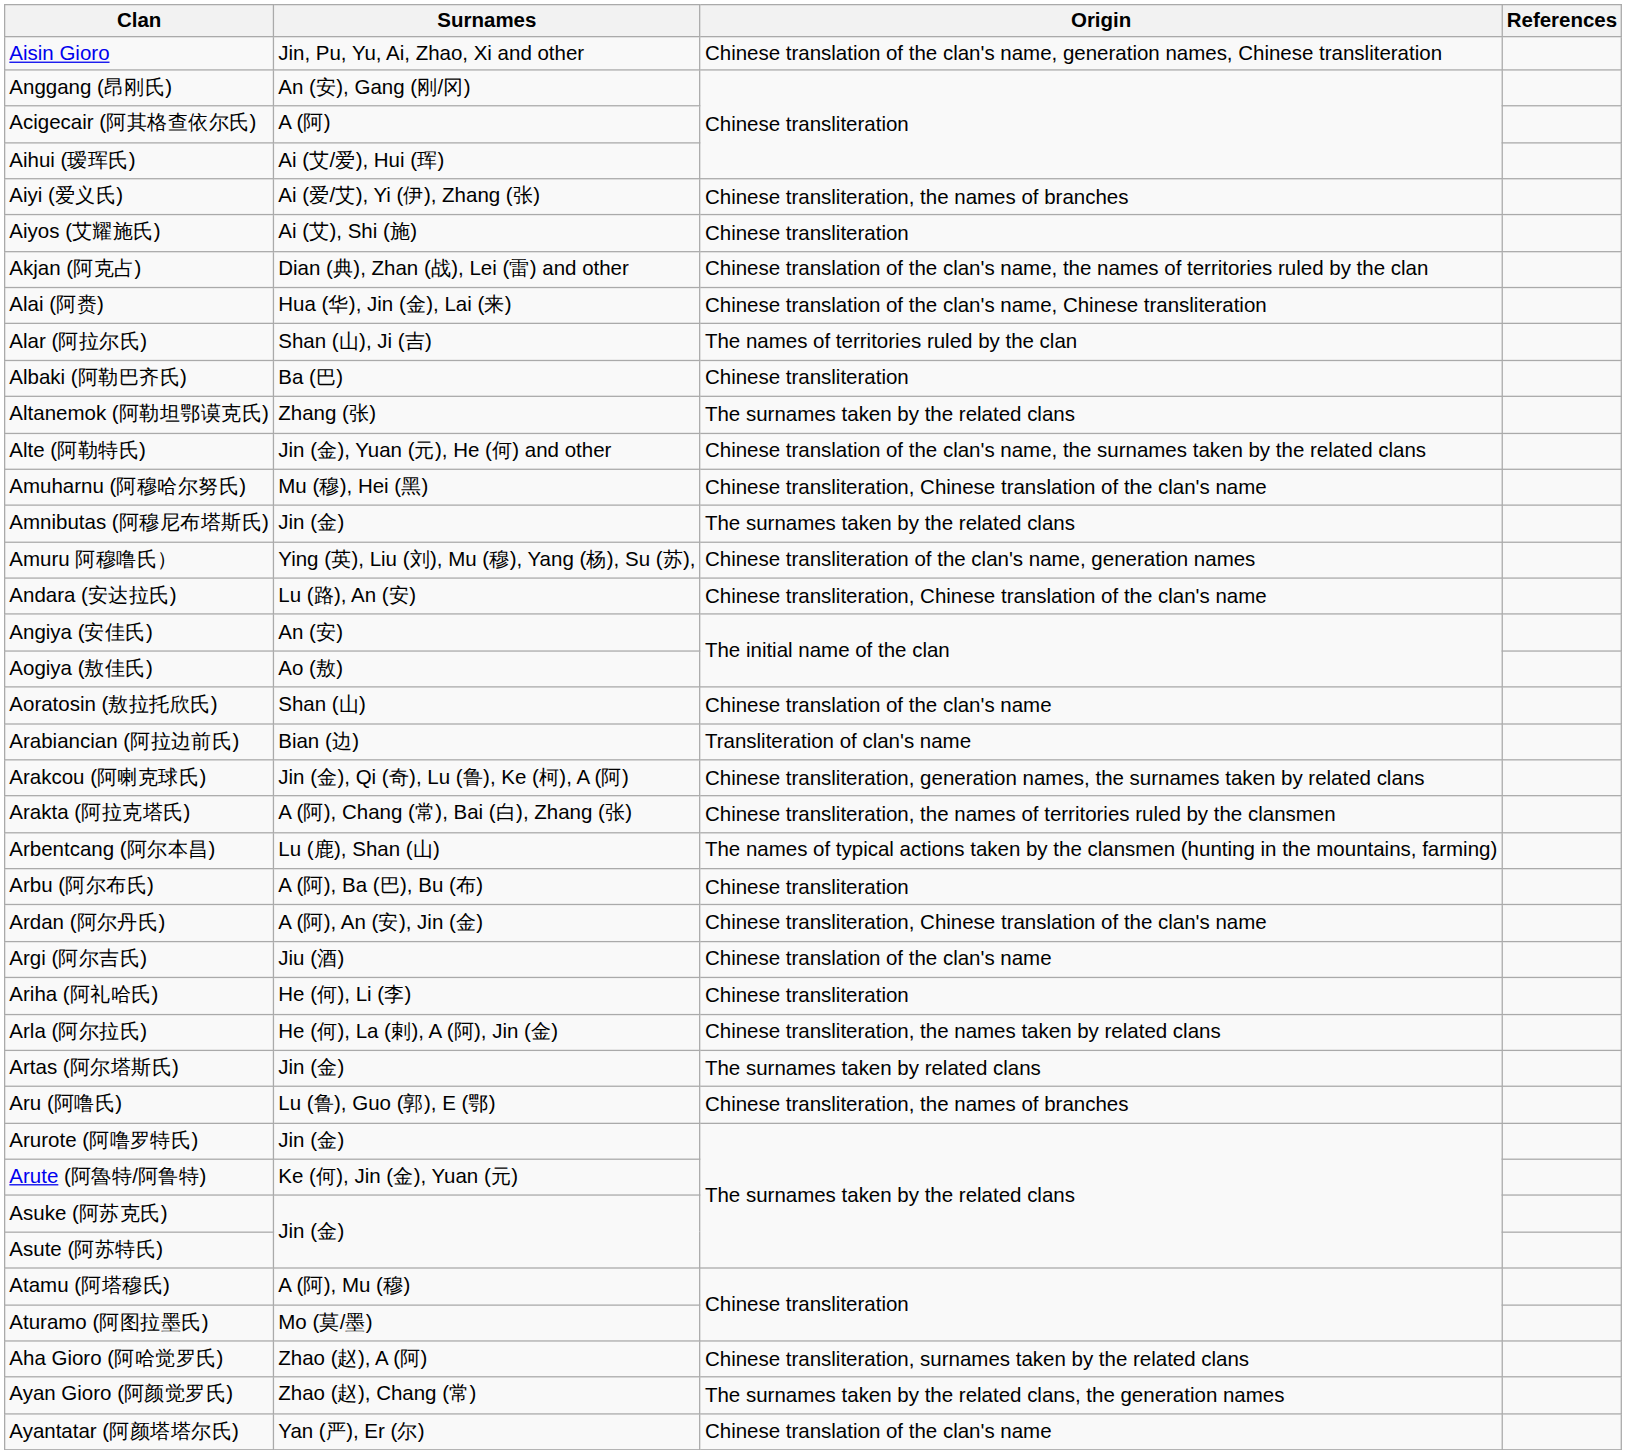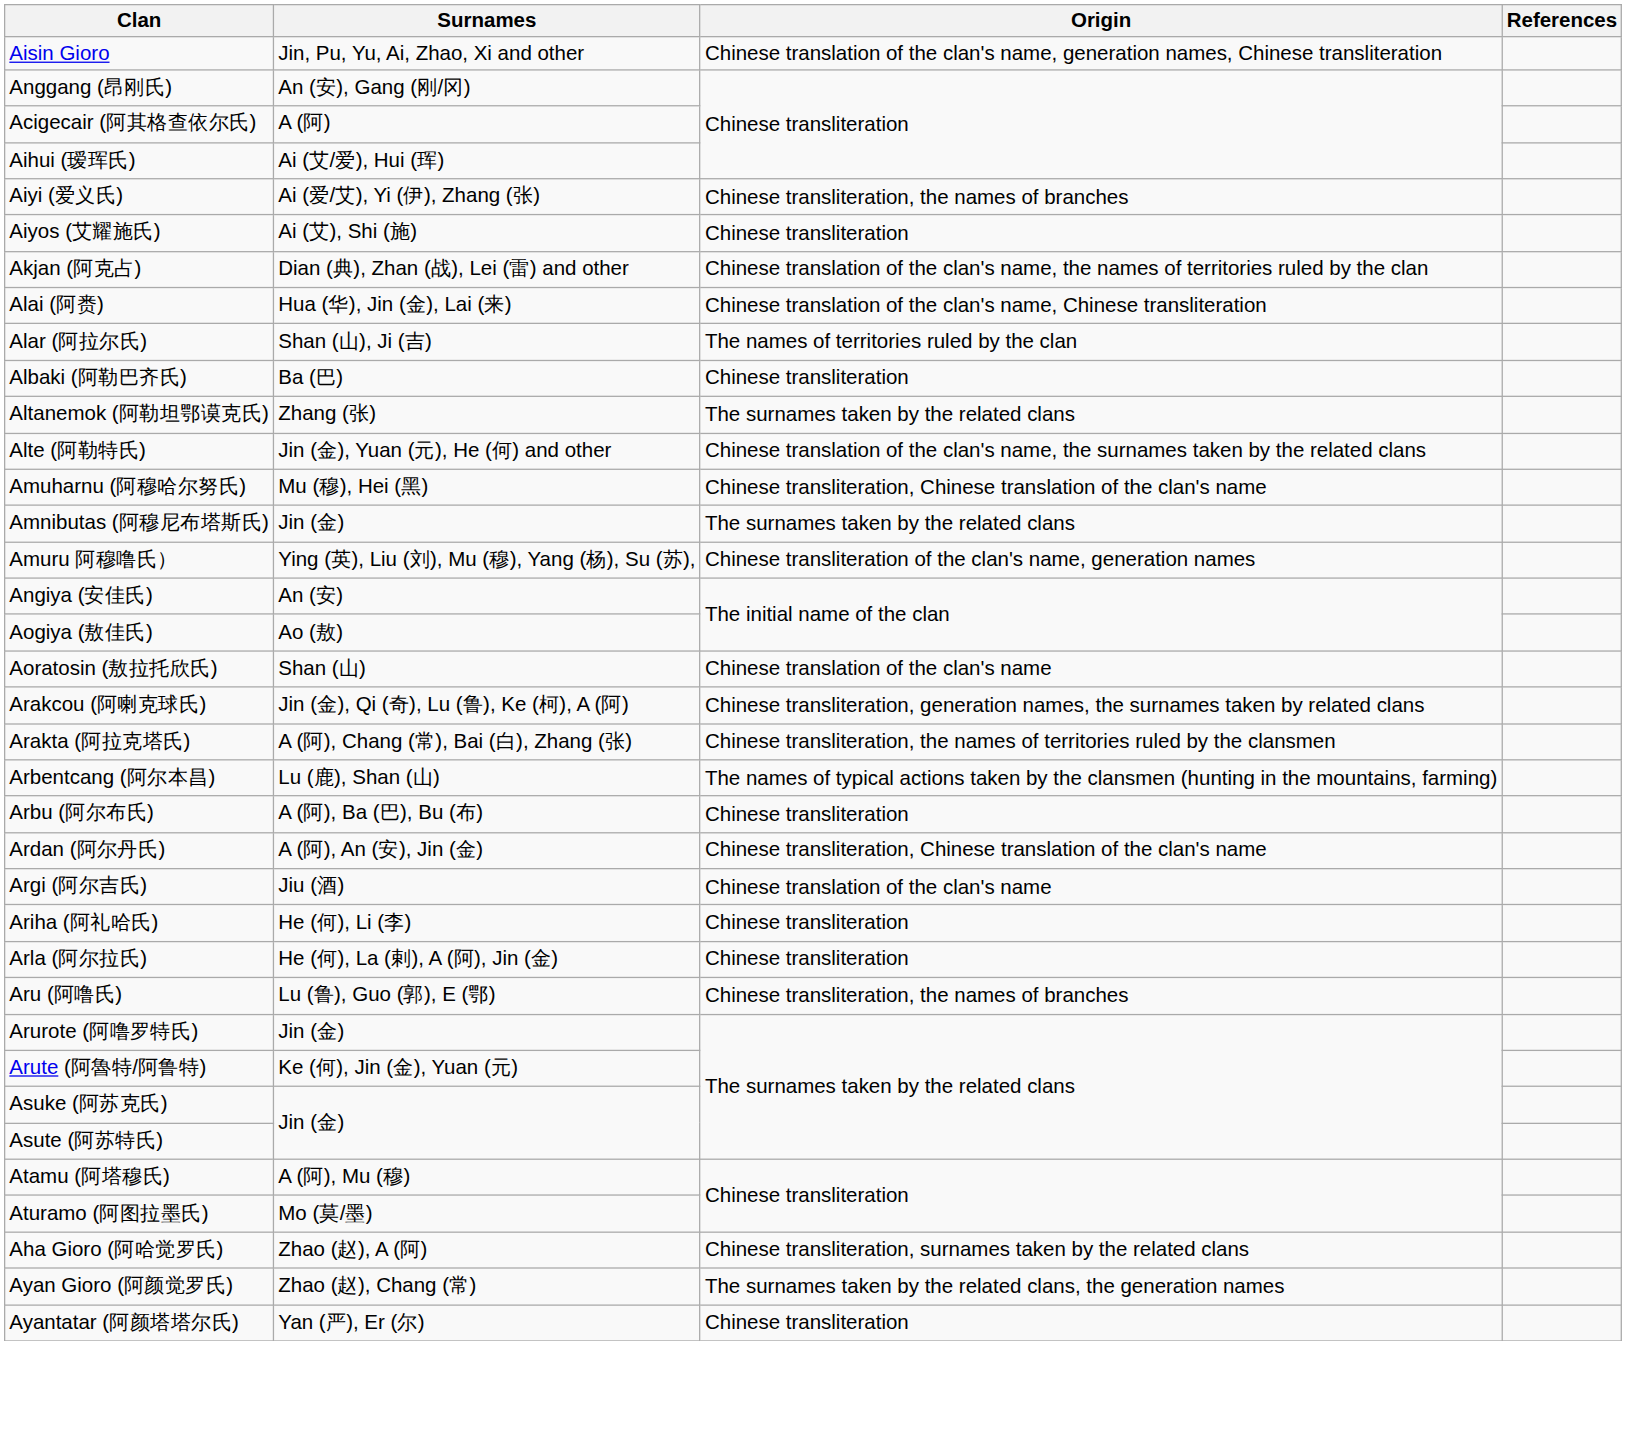- row: (93, 595)
- row: (124, 740)
(963, 1031) Chinese transliteration, the names taken by related clans -> (807, 959) Chinese transliteration
- row: (94, 1067)
(878, 1431) Chinese translation of the clan's name -> (807, 1322) Chinese transliteration
